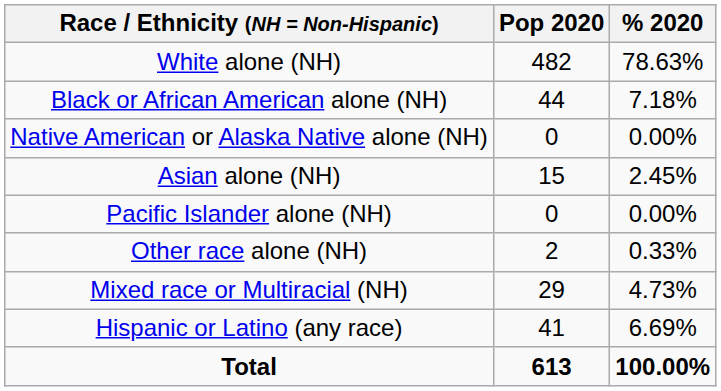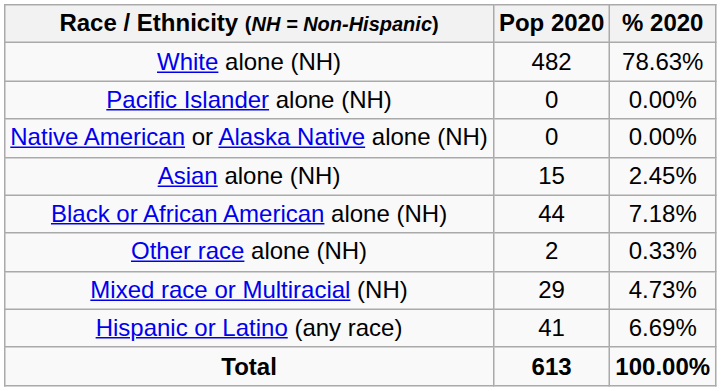rows swapped: (249, 99) <-> (249, 213)
